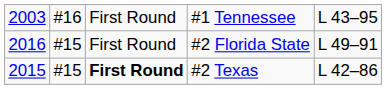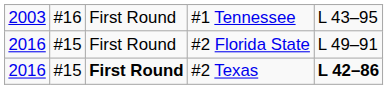(27, 71) 2015 -> (27, 71) 2016
(348, 71) normal -> (348, 71) bold
